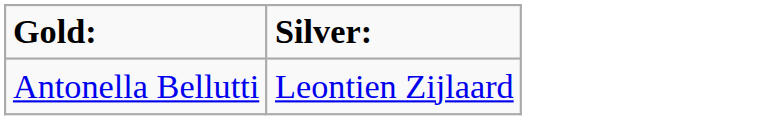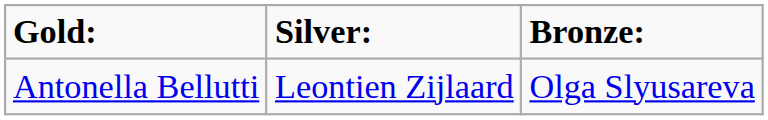+ column: (587, 31)
